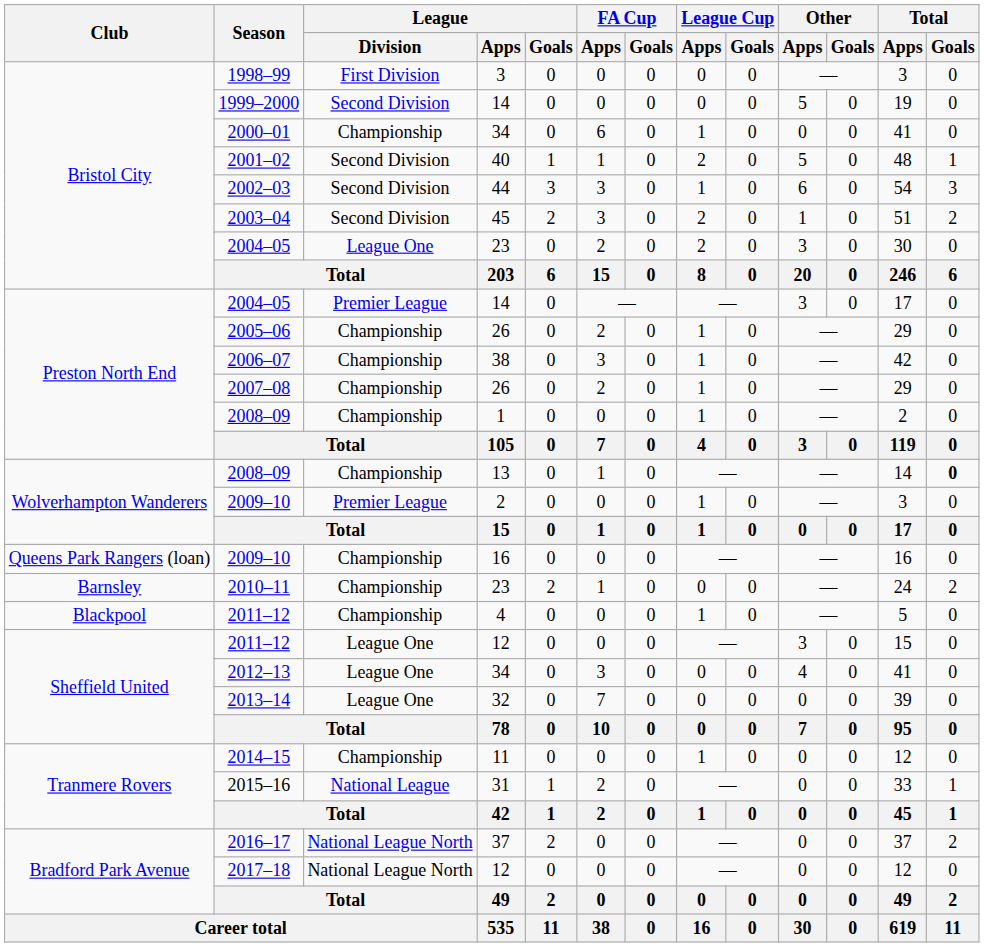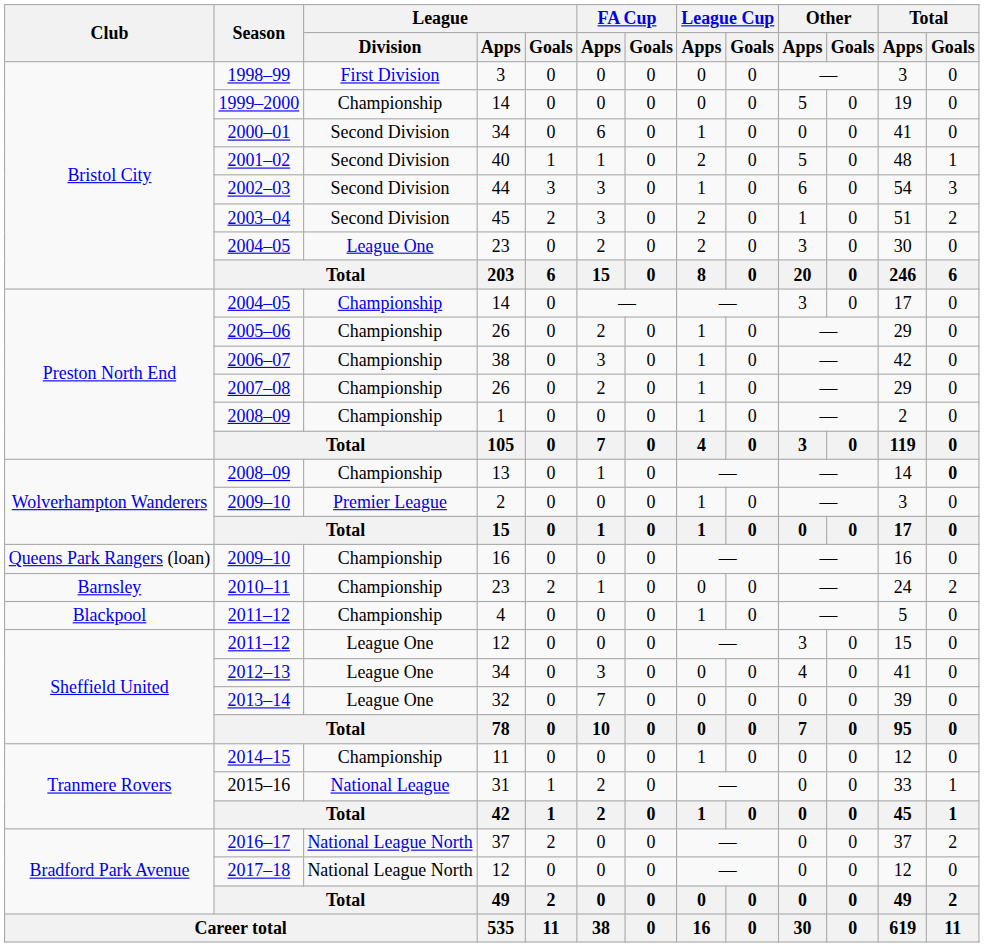(390, 103) Second Division -> (390, 103) Championship
(390, 132) Championship -> (390, 132) Second Division
(390, 302) Premier League -> (390, 302) Championship
